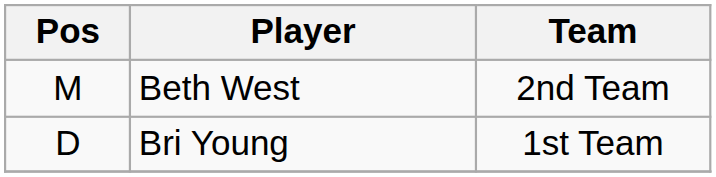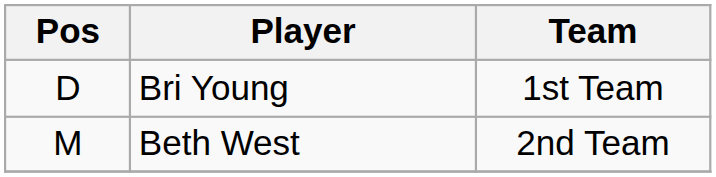rows swapped: (214, 143) <-> (219, 87)
